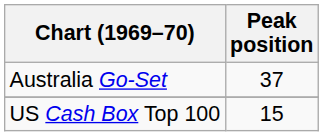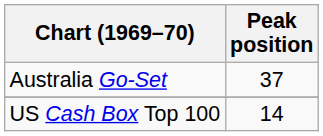(272, 113) 15 -> (272, 113) 14
